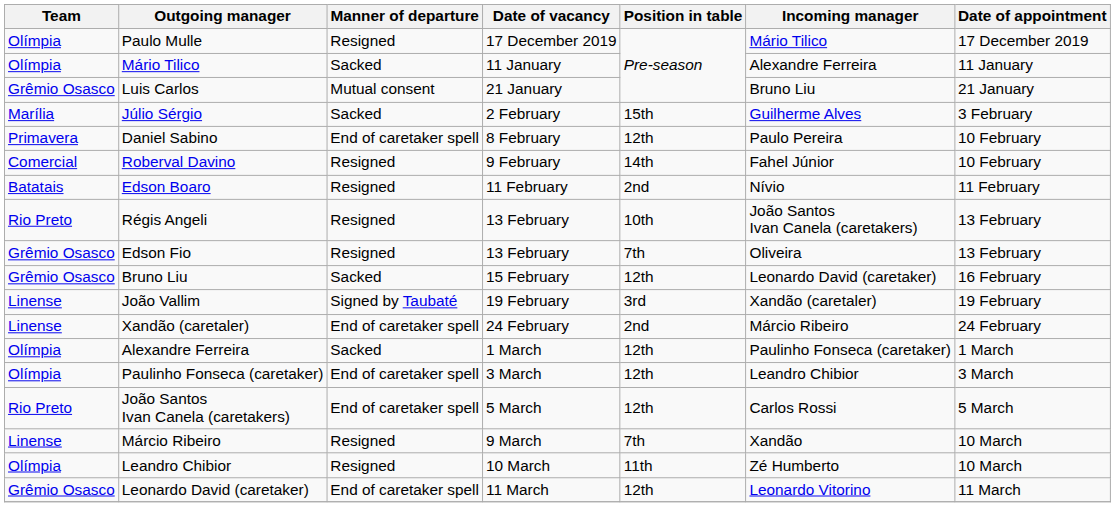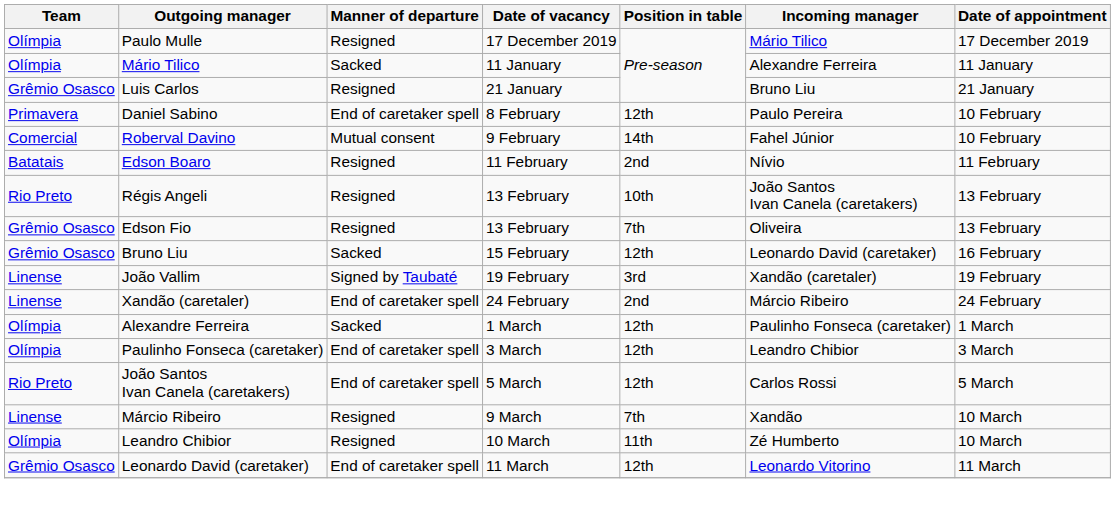(382, 89) Mutual consent -> (363, 89) Resigned
- row: (162, 114)
(363, 162) Resigned -> (382, 138) Mutual consent
